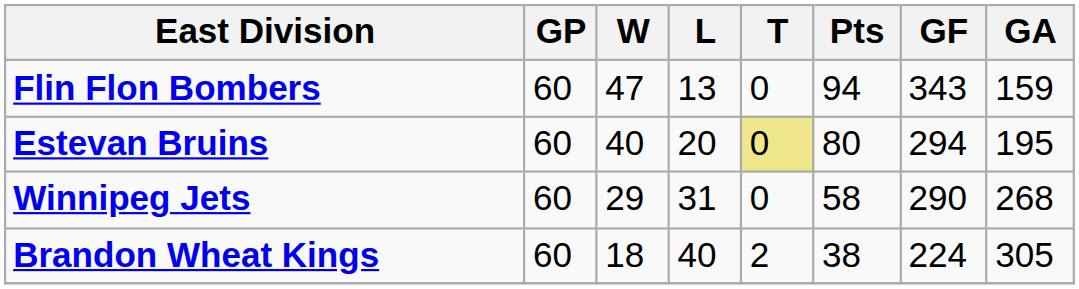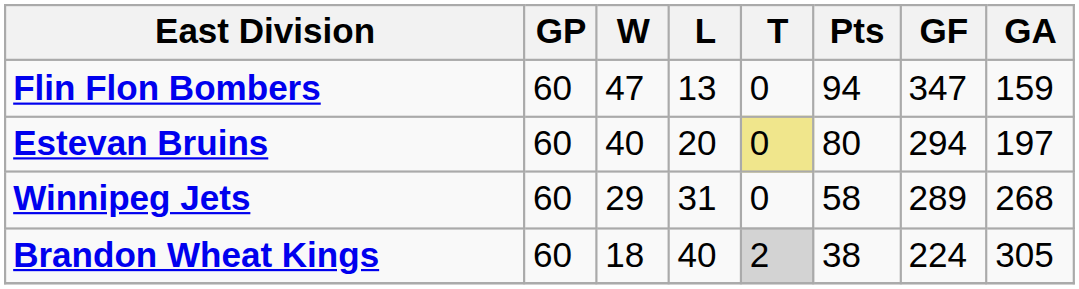(938, 87) 343 -> (938, 87) 347
(1024, 143) 195 -> (1024, 143) 197
(938, 198) 290 -> (938, 198) 289
(759, 254) no background -> (759, 254) lightgrey background
